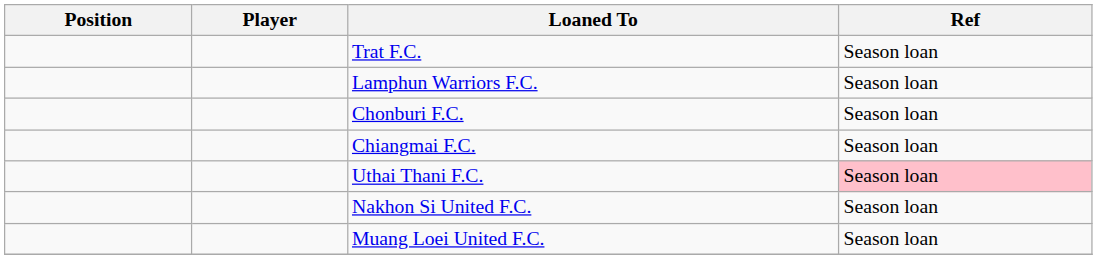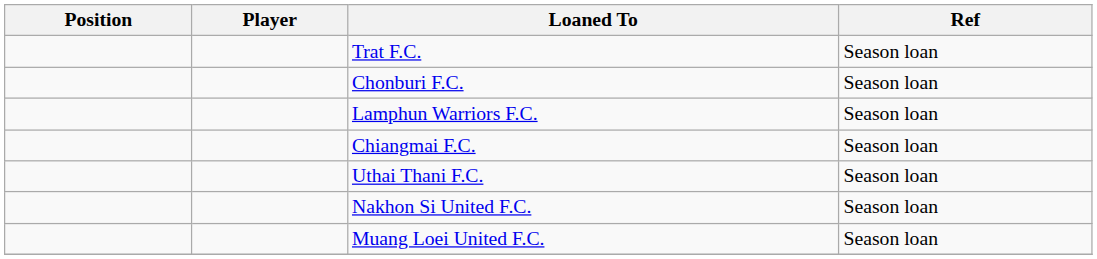rows swapped: (445, 82) <-> (408, 113)
(891, 176) pink background -> (891, 176) no background
